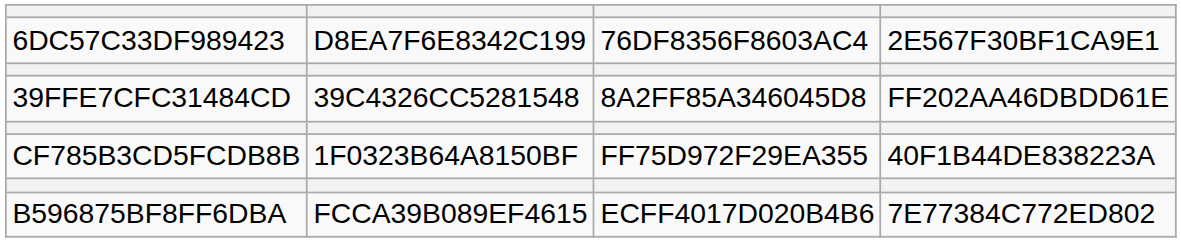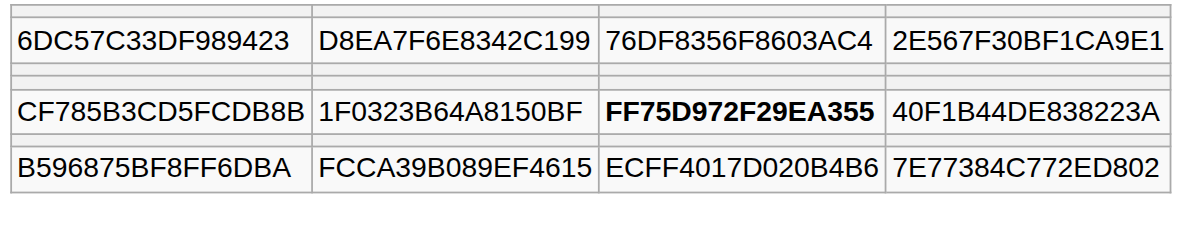- row: (152, 97)
(734, 155) normal -> (740, 111) bold
